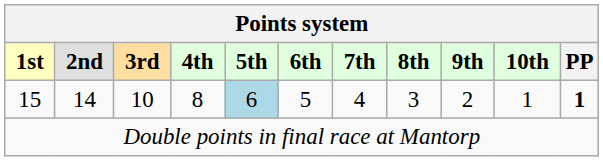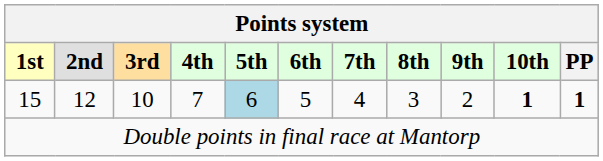(84, 99) 14 -> (84, 99) 12
(198, 99) 8 -> (198, 99) 7
(527, 99) normal -> (527, 99) bold
